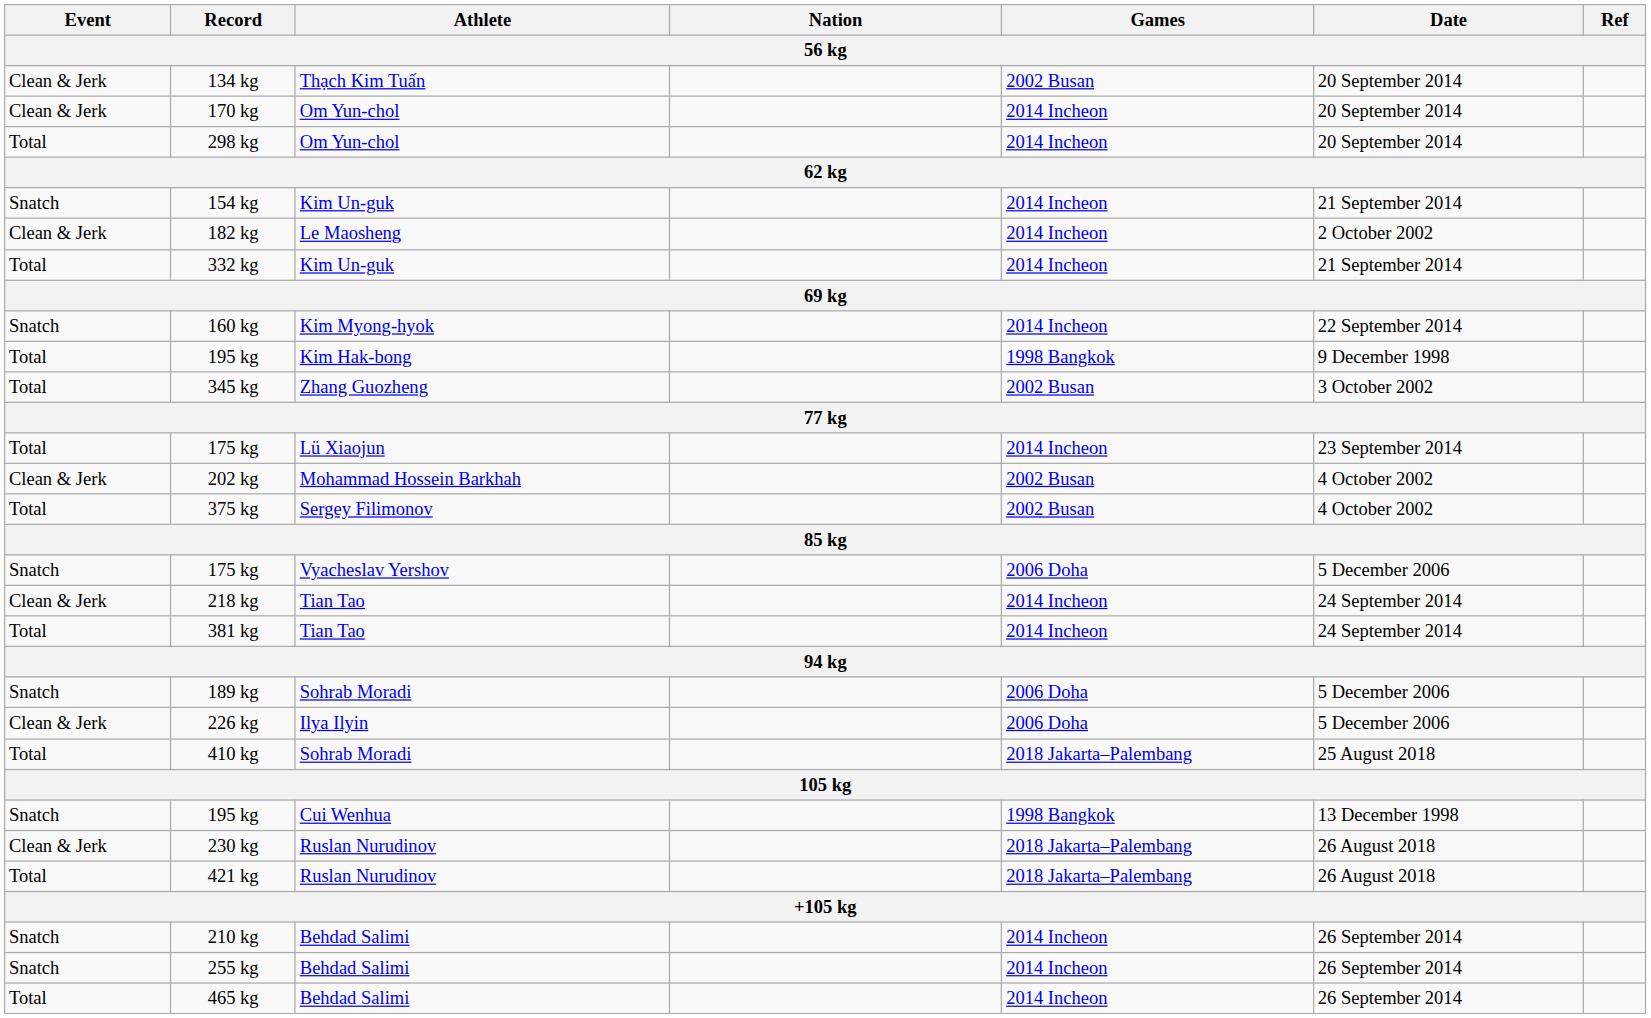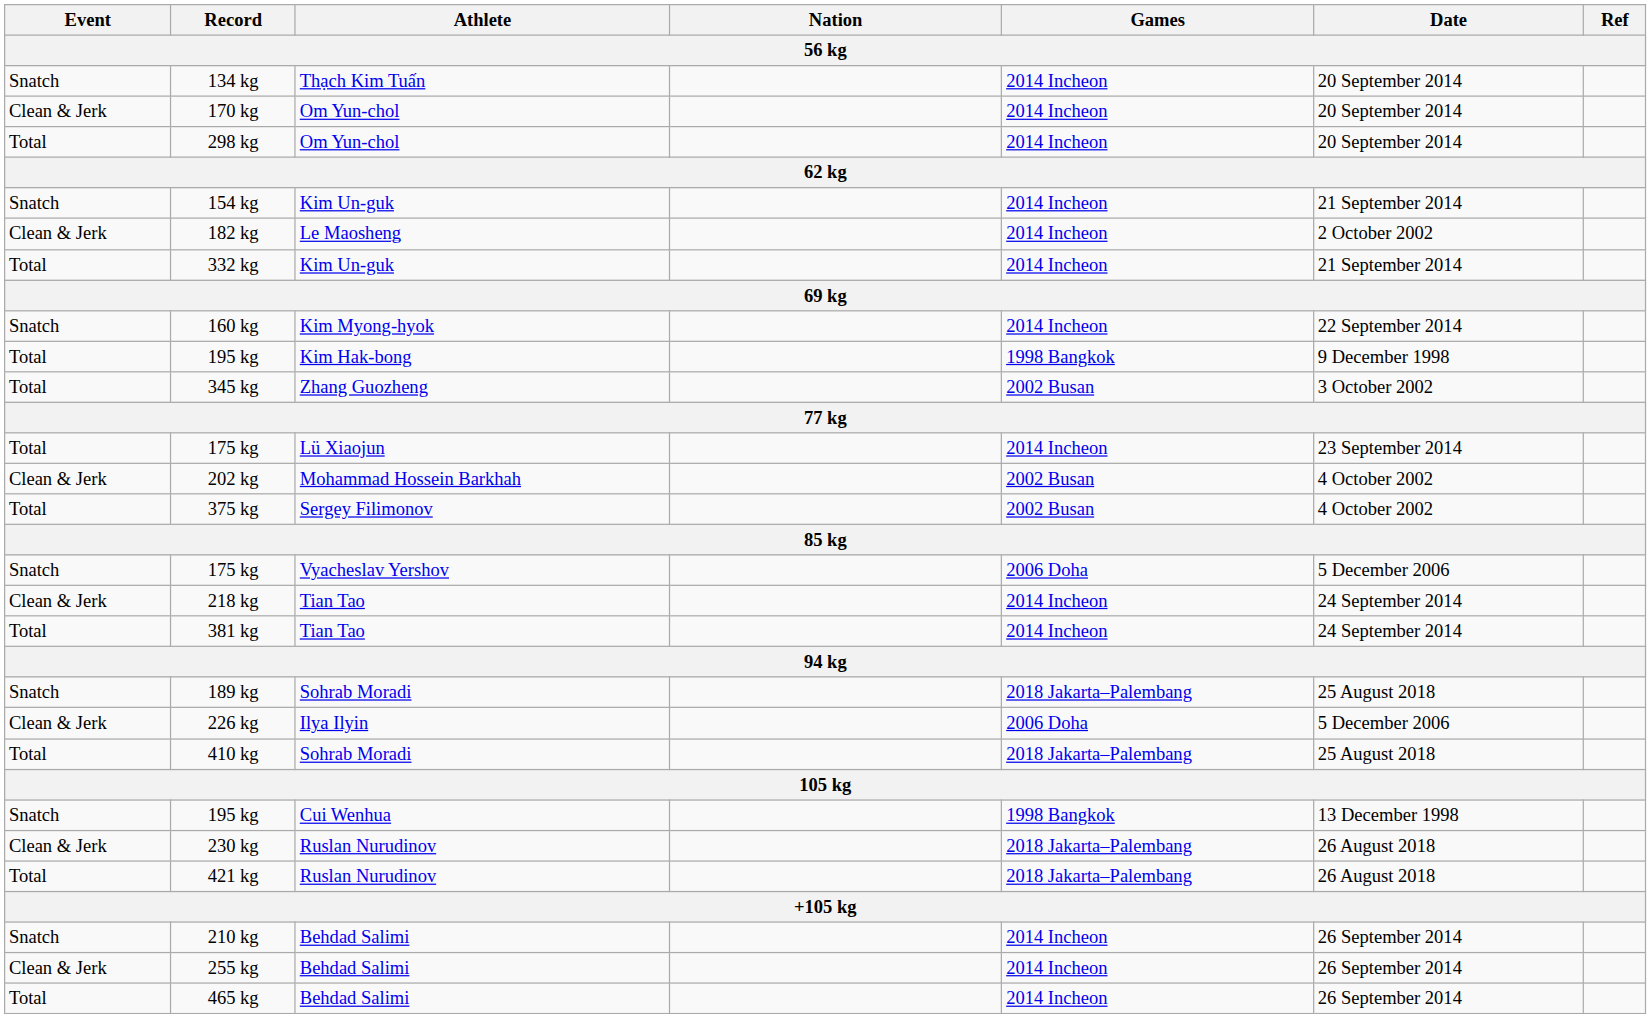(58, 81) Clean & Jerk -> (34, 81) Snatch
(1050, 81) 2002 Busan -> (1057, 81) 2014 Incheon
(1047, 692) 2006 Doha -> (1099, 692) 2018 Jakarta–Palembang
(1384, 692) 5 December 2006 -> (1376, 692) 25 August 2018
(34, 967) Snatch -> (58, 967) Clean & Jerk
